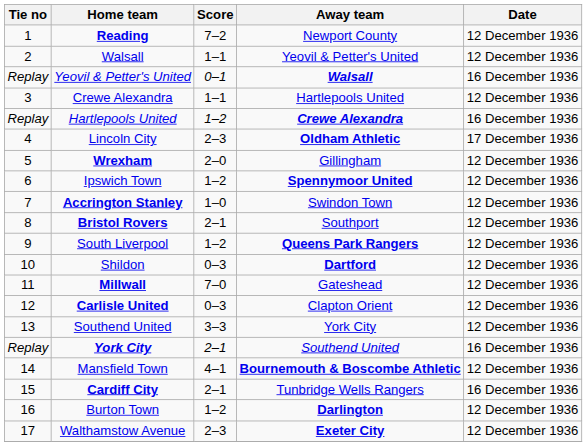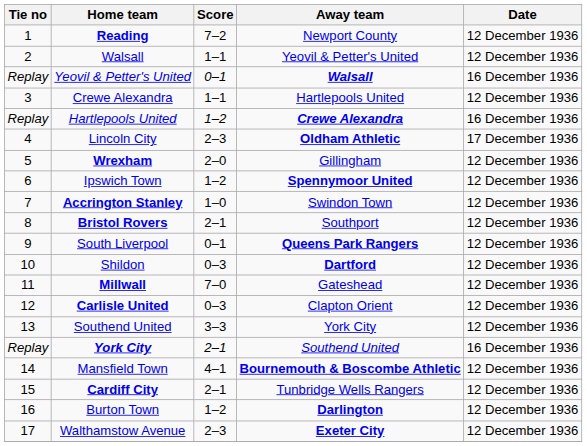(215, 243) 1–2 -> (215, 243) 0–1
(523, 389) 16 December 1936 -> (523, 389) 12 December 1936
